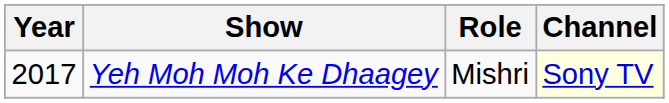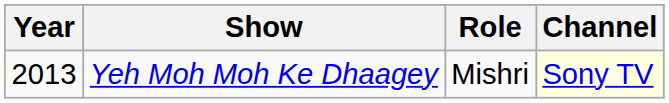(44, 73) 2017 -> (44, 73) 2013
